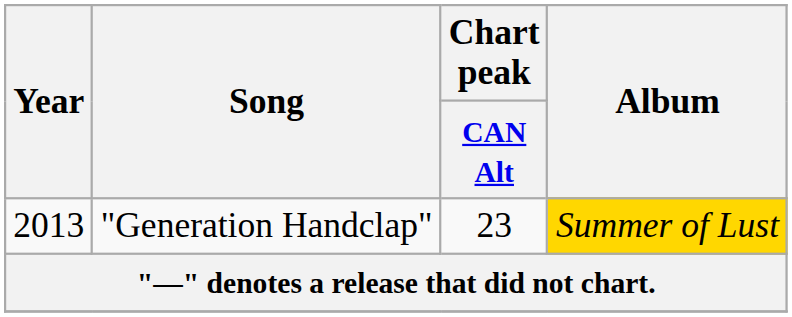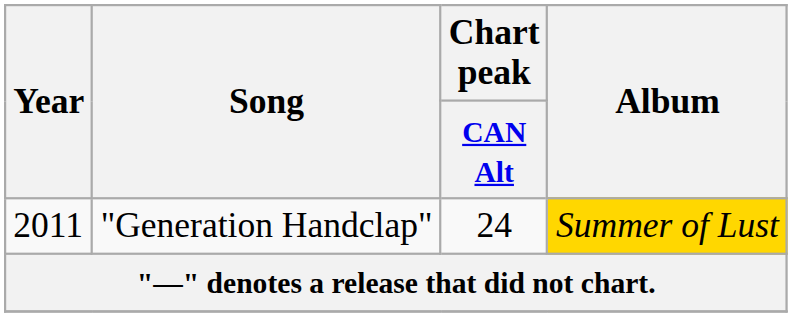(49, 225) 2013 -> (48, 225) 2011
(494, 225) 23 -> (494, 225) 24
